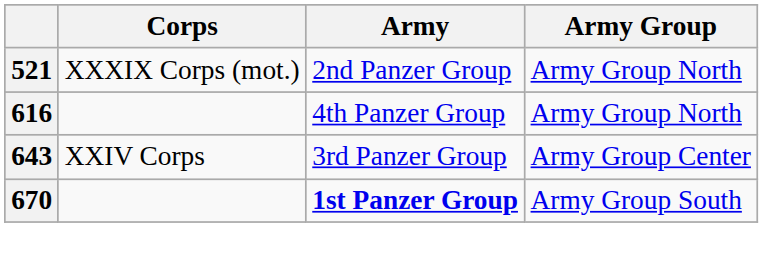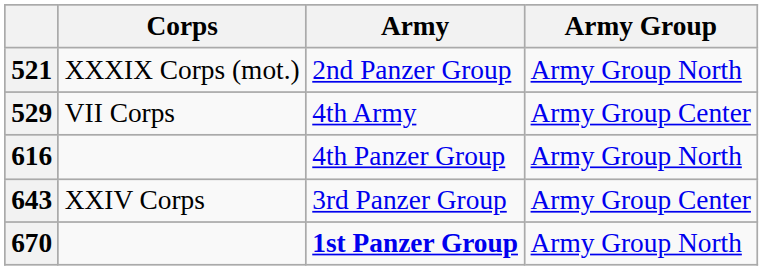+ row: (32, 112)
(636, 199) Army Group South -> (636, 243) Army Group North
